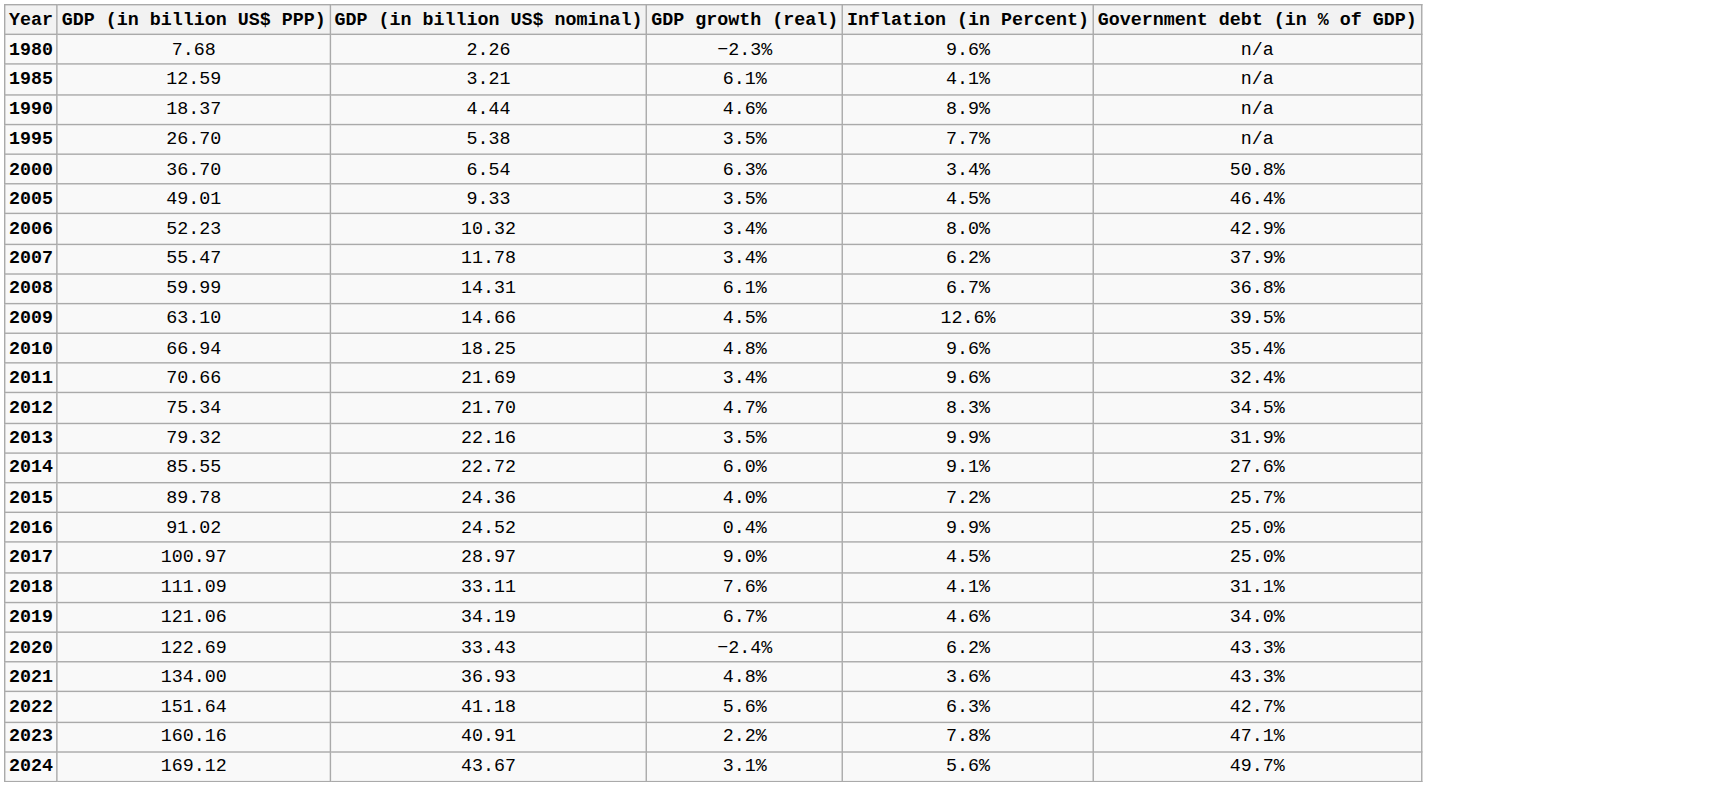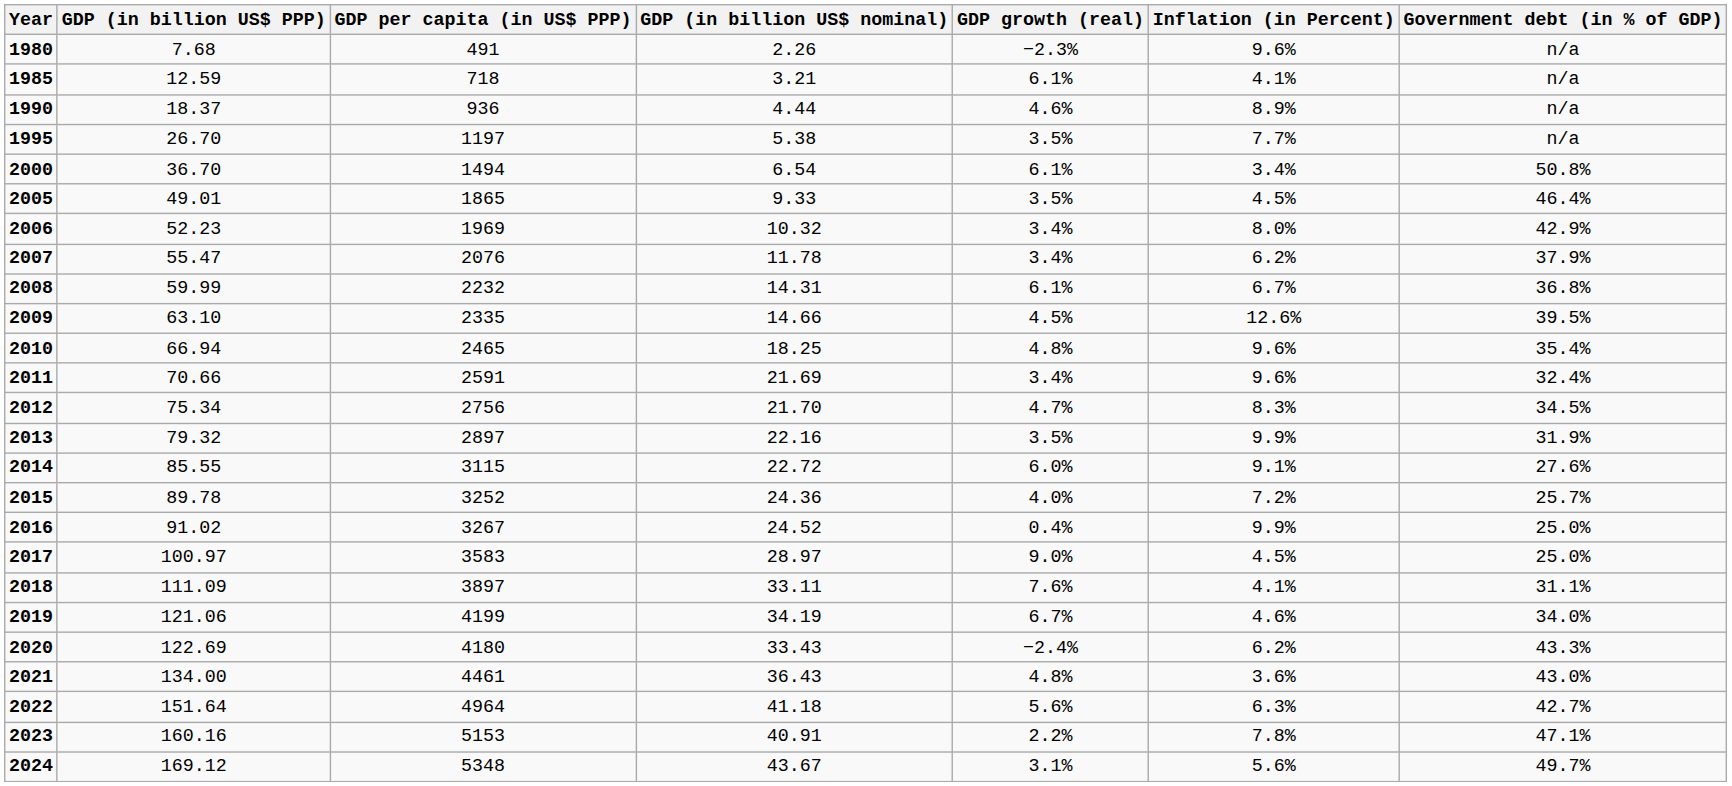+ column: (483, 20)
(745, 169) 6.3% -> (1050, 169) 6.1%
(489, 677) 36.93 -> (794, 677) 36.43
(1257, 677) 43.3% -> (1563, 677) 43.0%
